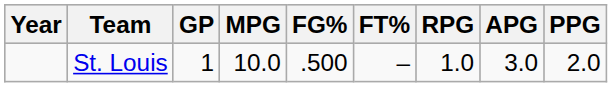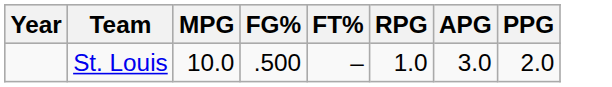- column: (197, 24)
